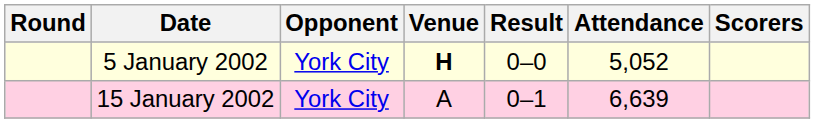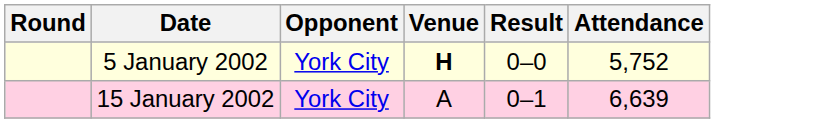- column: (759, 23)
(639, 61) 5,052 -> (639, 61) 5,752
